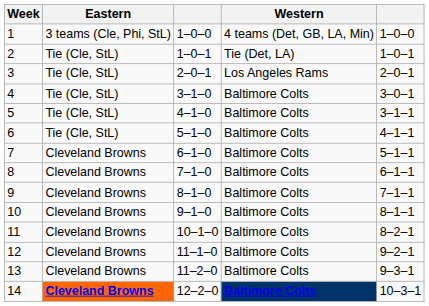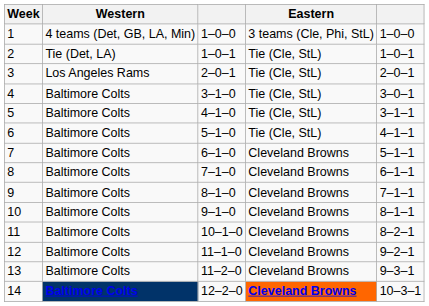columns swapped: (299, 14) <-> (108, 14)
